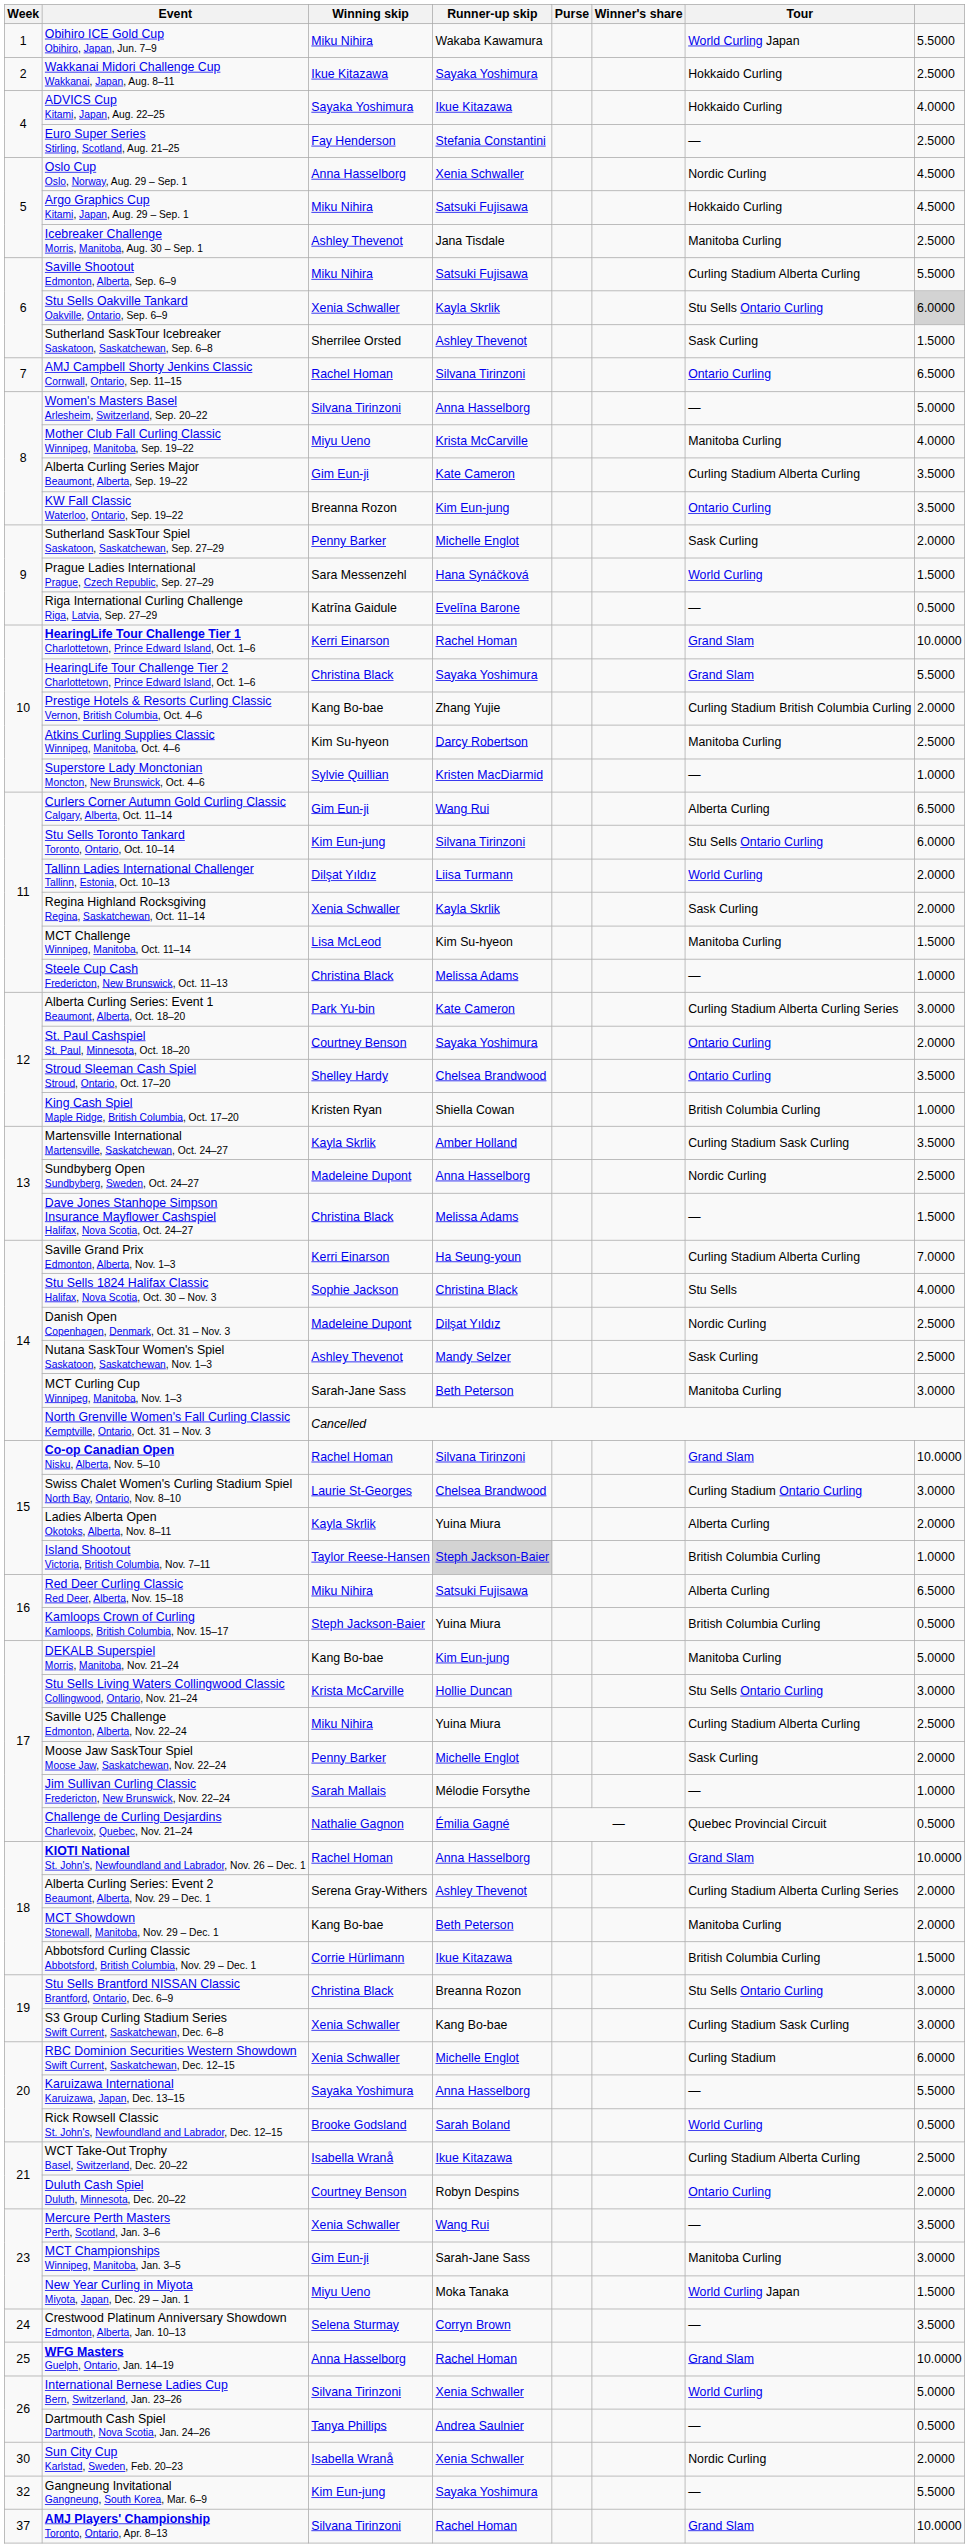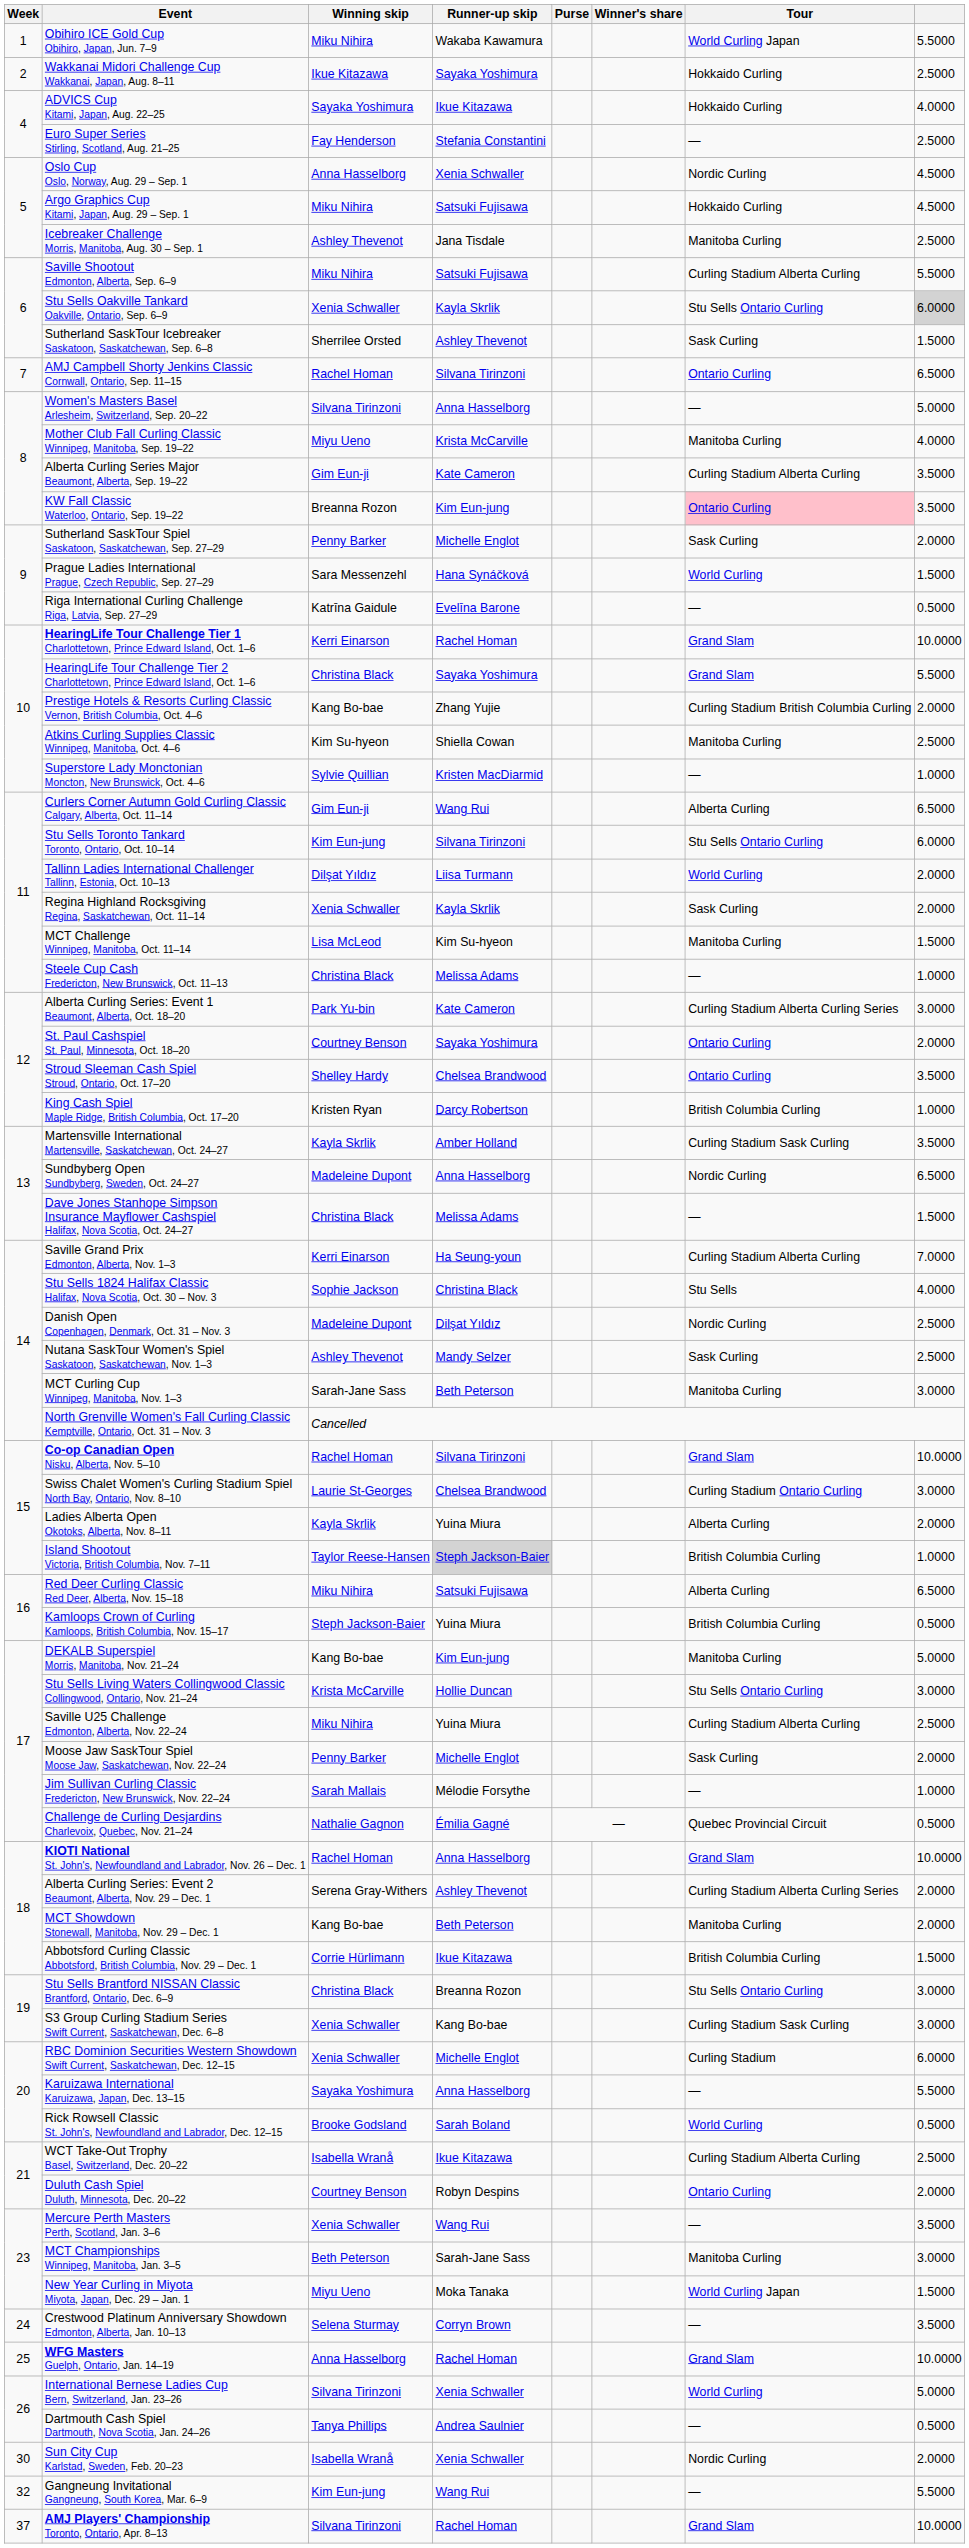(730, 508) no background -> (730, 508) pink background
(482, 742) Darcy Robertson -> (475, 742) Shiella Cowan
(475, 1109) Shiella Cowan -> (482, 1109) Darcy Robertson
(936, 1176) 2.5000 -> (936, 1176) 6.5000
(340, 2258) Gim Eun-ji -> (350, 2258) Beth Peterson
(487, 2492) Sayaka Yoshimura -> (462, 2492) Wang Rui
